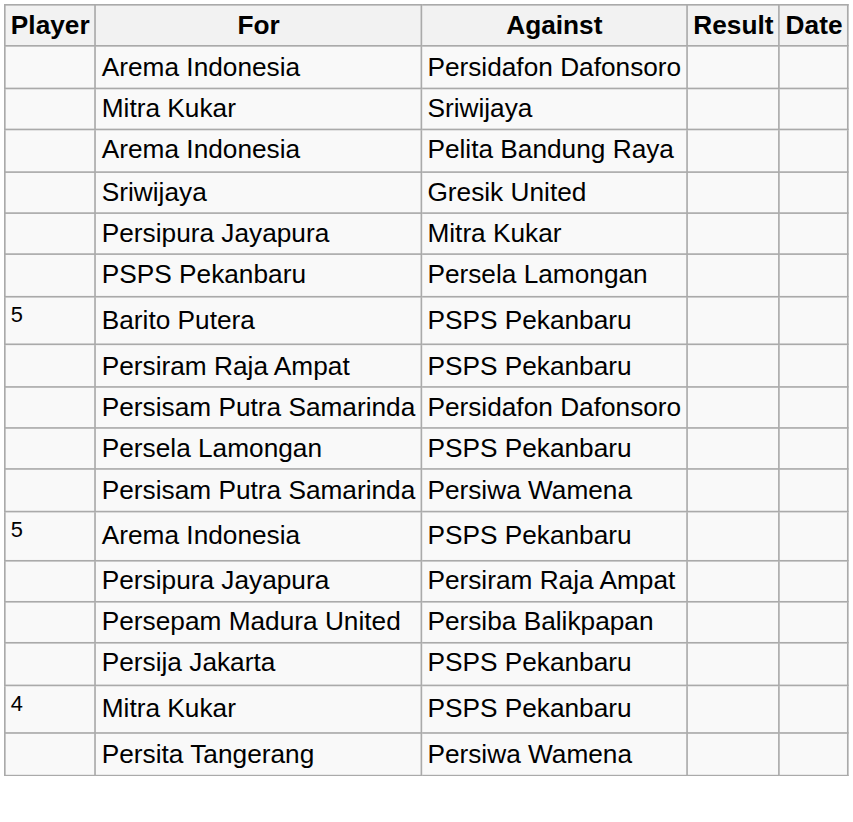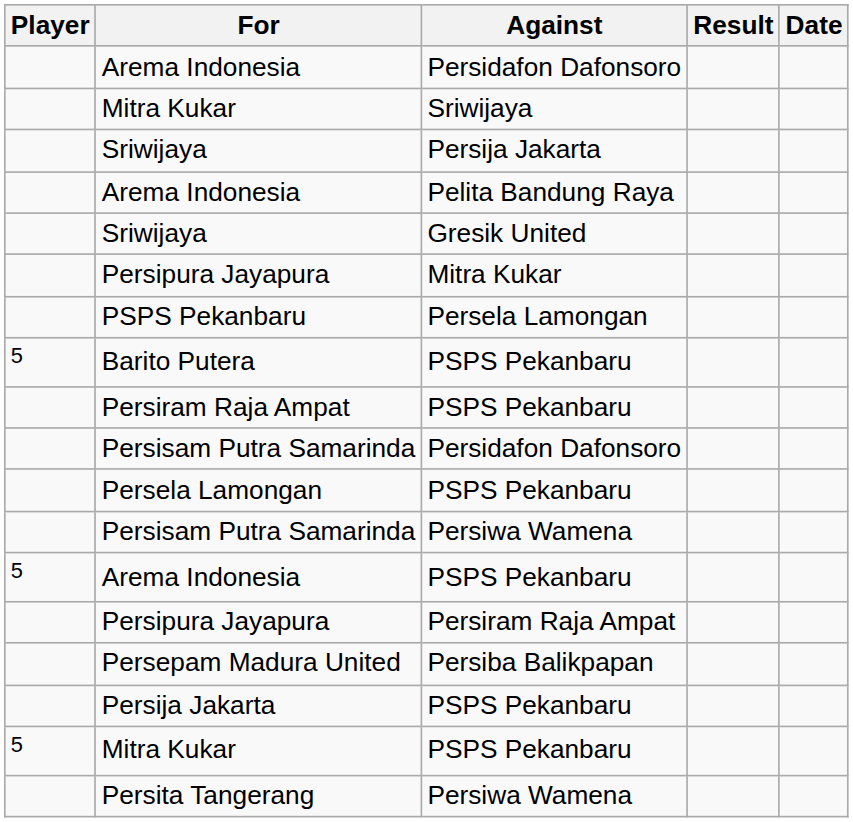+ row: (154, 150)
(17, 703) 4 -> (17, 745) 5
